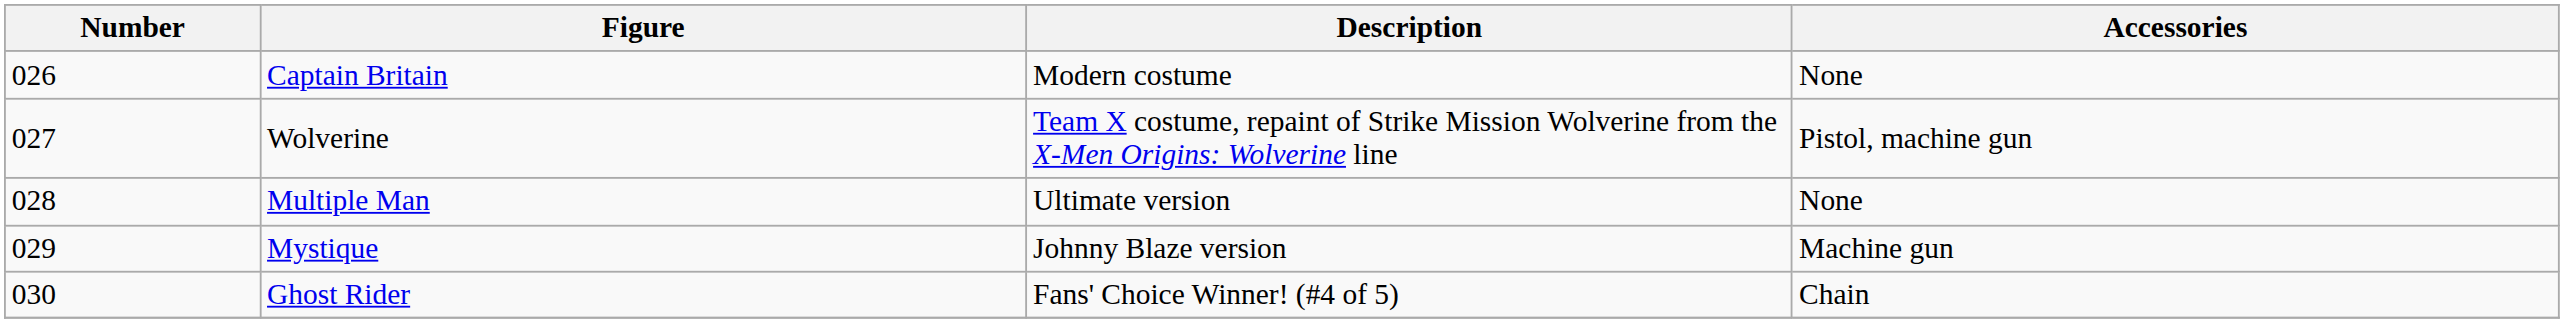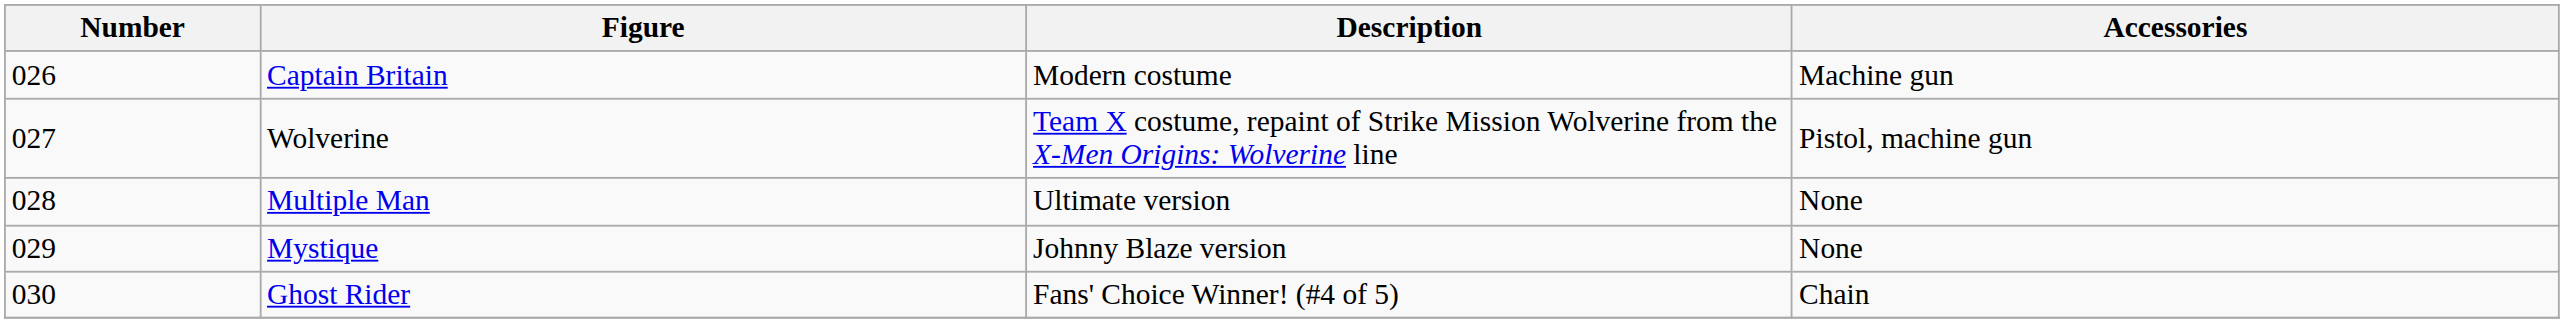(1831, 74) None -> (1876, 74) Machine gun
(1876, 247) Machine gun -> (1831, 247) None
